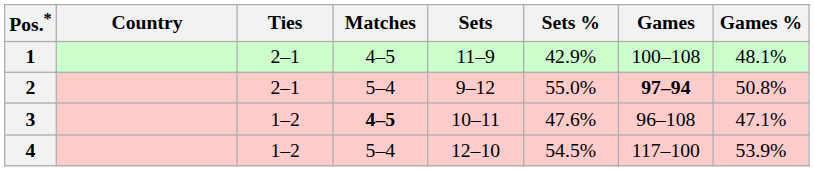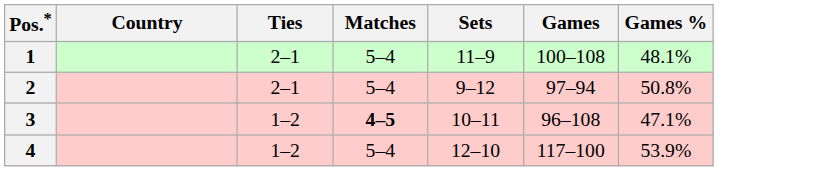- column: (571, 22)
(380, 56) 4–5 -> (380, 56) 5–4
(666, 87) bold -> (571, 87) normal
